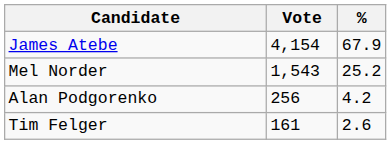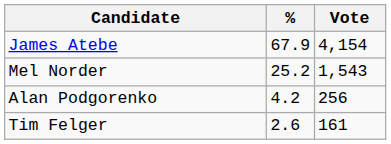columns swapped: (302, 18) <-> (362, 18)
